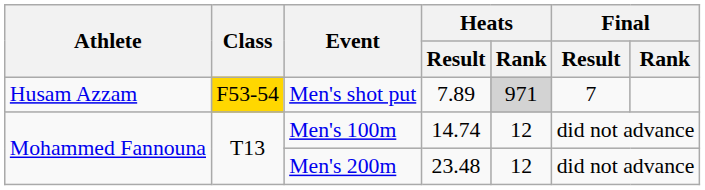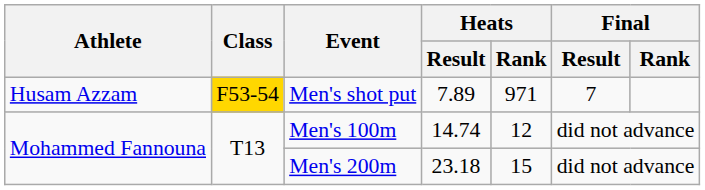(521, 94) lightgrey background -> (521, 94) no background
(456, 166) 23.48 -> (456, 166) 23.18
(521, 166) 12 -> (521, 166) 15
